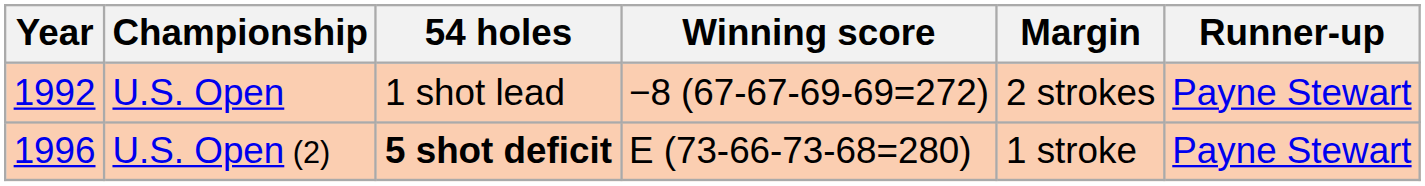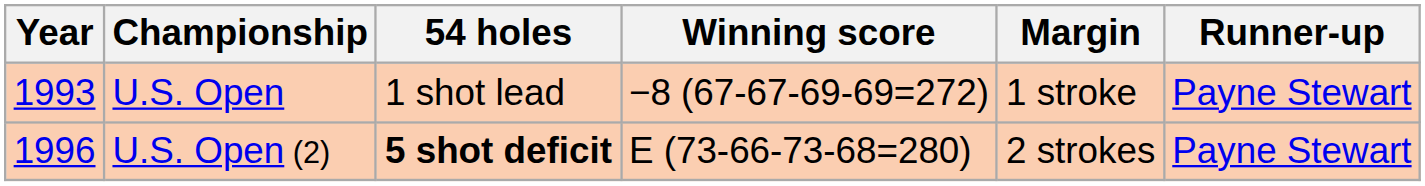(55, 92) 1992 -> (55, 92) 1993
(1081, 92) 2 strokes -> (1071, 92) 1 stroke
(1071, 150) 1 stroke -> (1081, 150) 2 strokes
